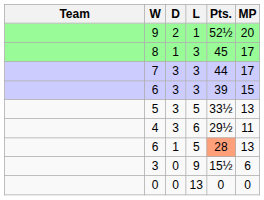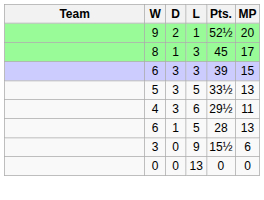- row: (155, 71)
(221, 147) lightsalmon background -> (221, 128) no background
